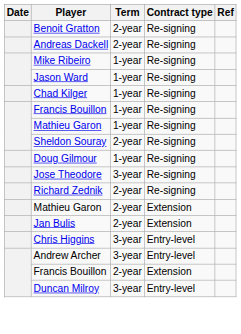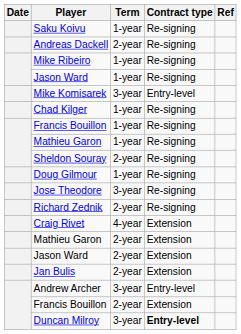+ row: (60, 28)
- row: (67, 28)
+ row: (70, 93)
+ row: (59, 223)
+ row: (61, 256)
- row: (64, 239)
(171, 288) normal -> (173, 321) bold
